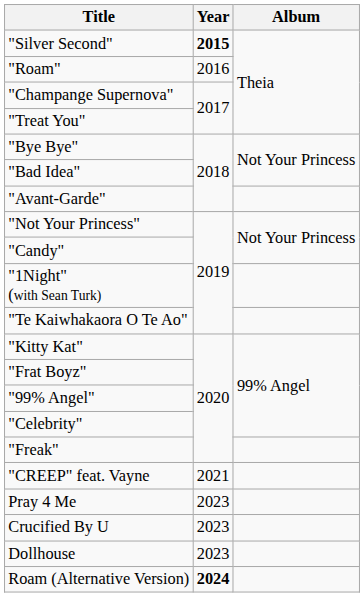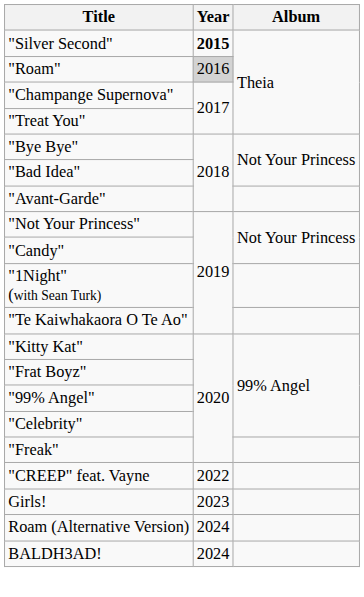(213, 69) no background -> (213, 69) lightgrey background
(213, 475) 2021 -> (213, 475) 2022
- row: (42, 501)
- row: (59, 527)
+ row: (27, 501)
- row: (42, 553)
(213, 579) bold -> (213, 527) normal
+ row: (55, 553)
